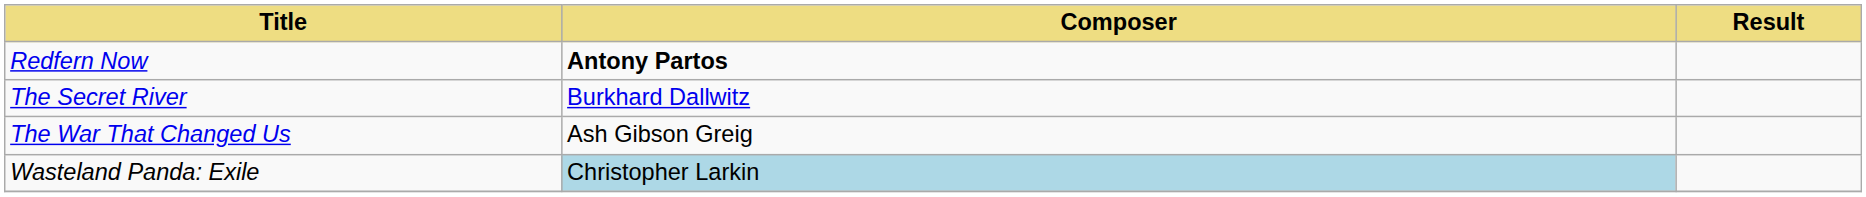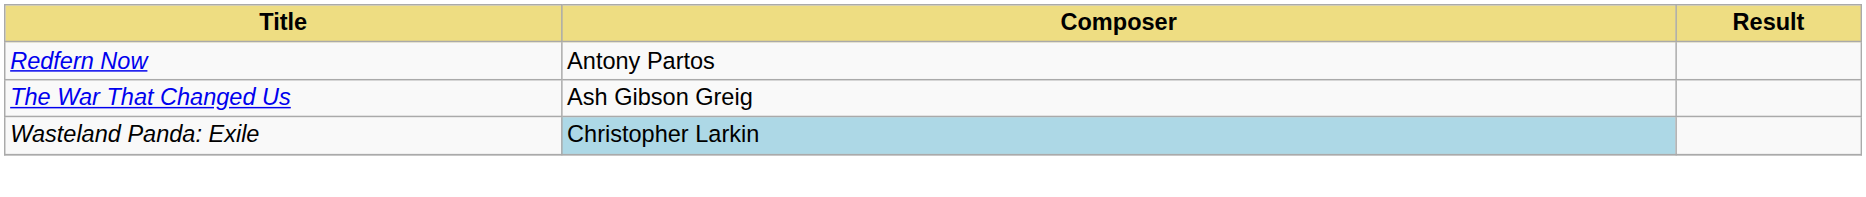(647, 60) bold -> (641, 60) normal
- row: (98, 97)
